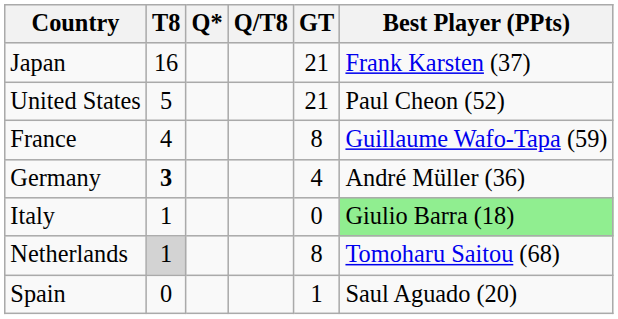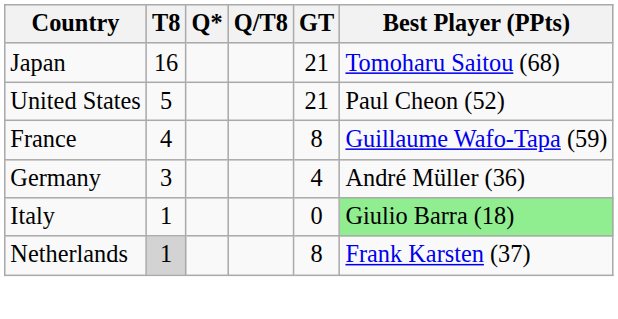(438, 62) Frank Karsten (37) -> (453, 62) Tomoharu Saitou (68)
(166, 178) bold -> (166, 178) normal
(453, 255) Tomoharu Saitou (68) -> (438, 255) Frank Karsten (37)
- row: (38, 293)
